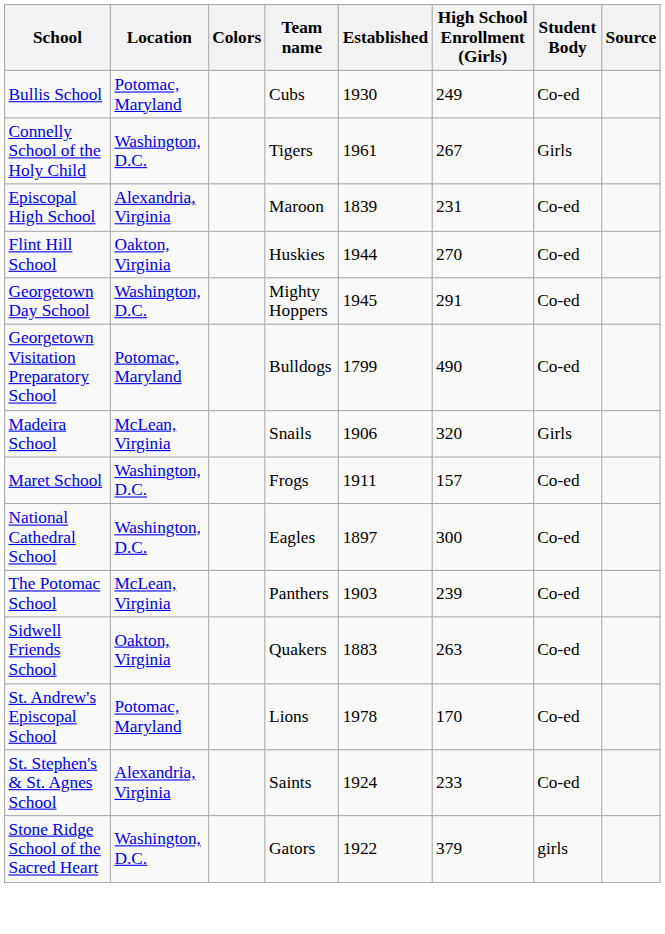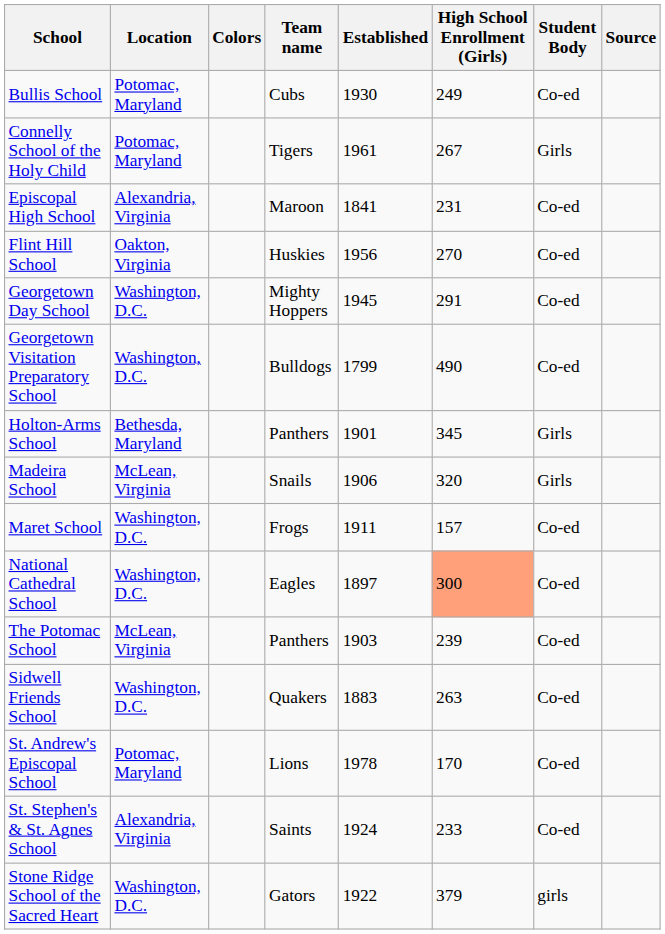(158, 150) Washington, D.C. -> (148, 150) Potomac, Maryland
(360, 207) 1839 -> (360, 207) 1841
(360, 254) 1944 -> (360, 254) 1956
(148, 367) Potomac, Maryland -> (158, 367) Washington, D.C.
+ row: (55, 433)
(449, 537) no background -> (449, 583) lightsalmon background
(143, 650) Oakton, Virginia -> (158, 696) Washington, D.C.
